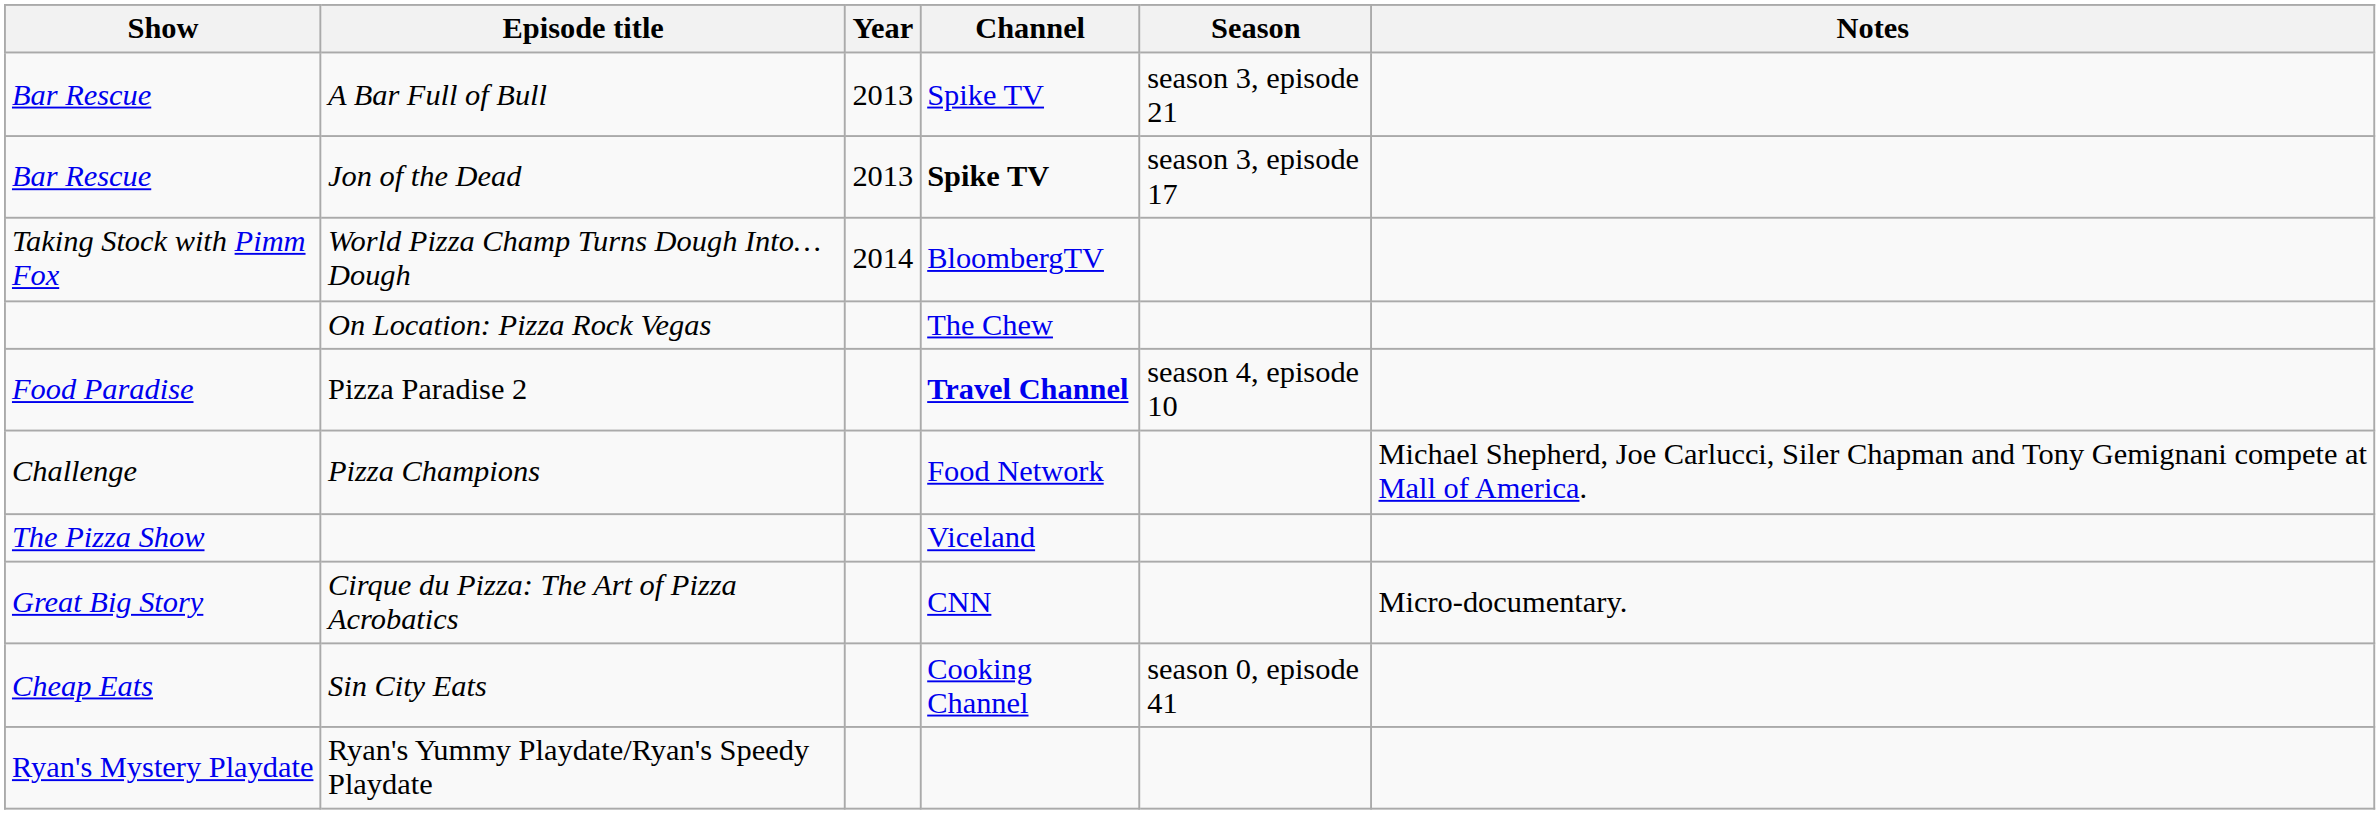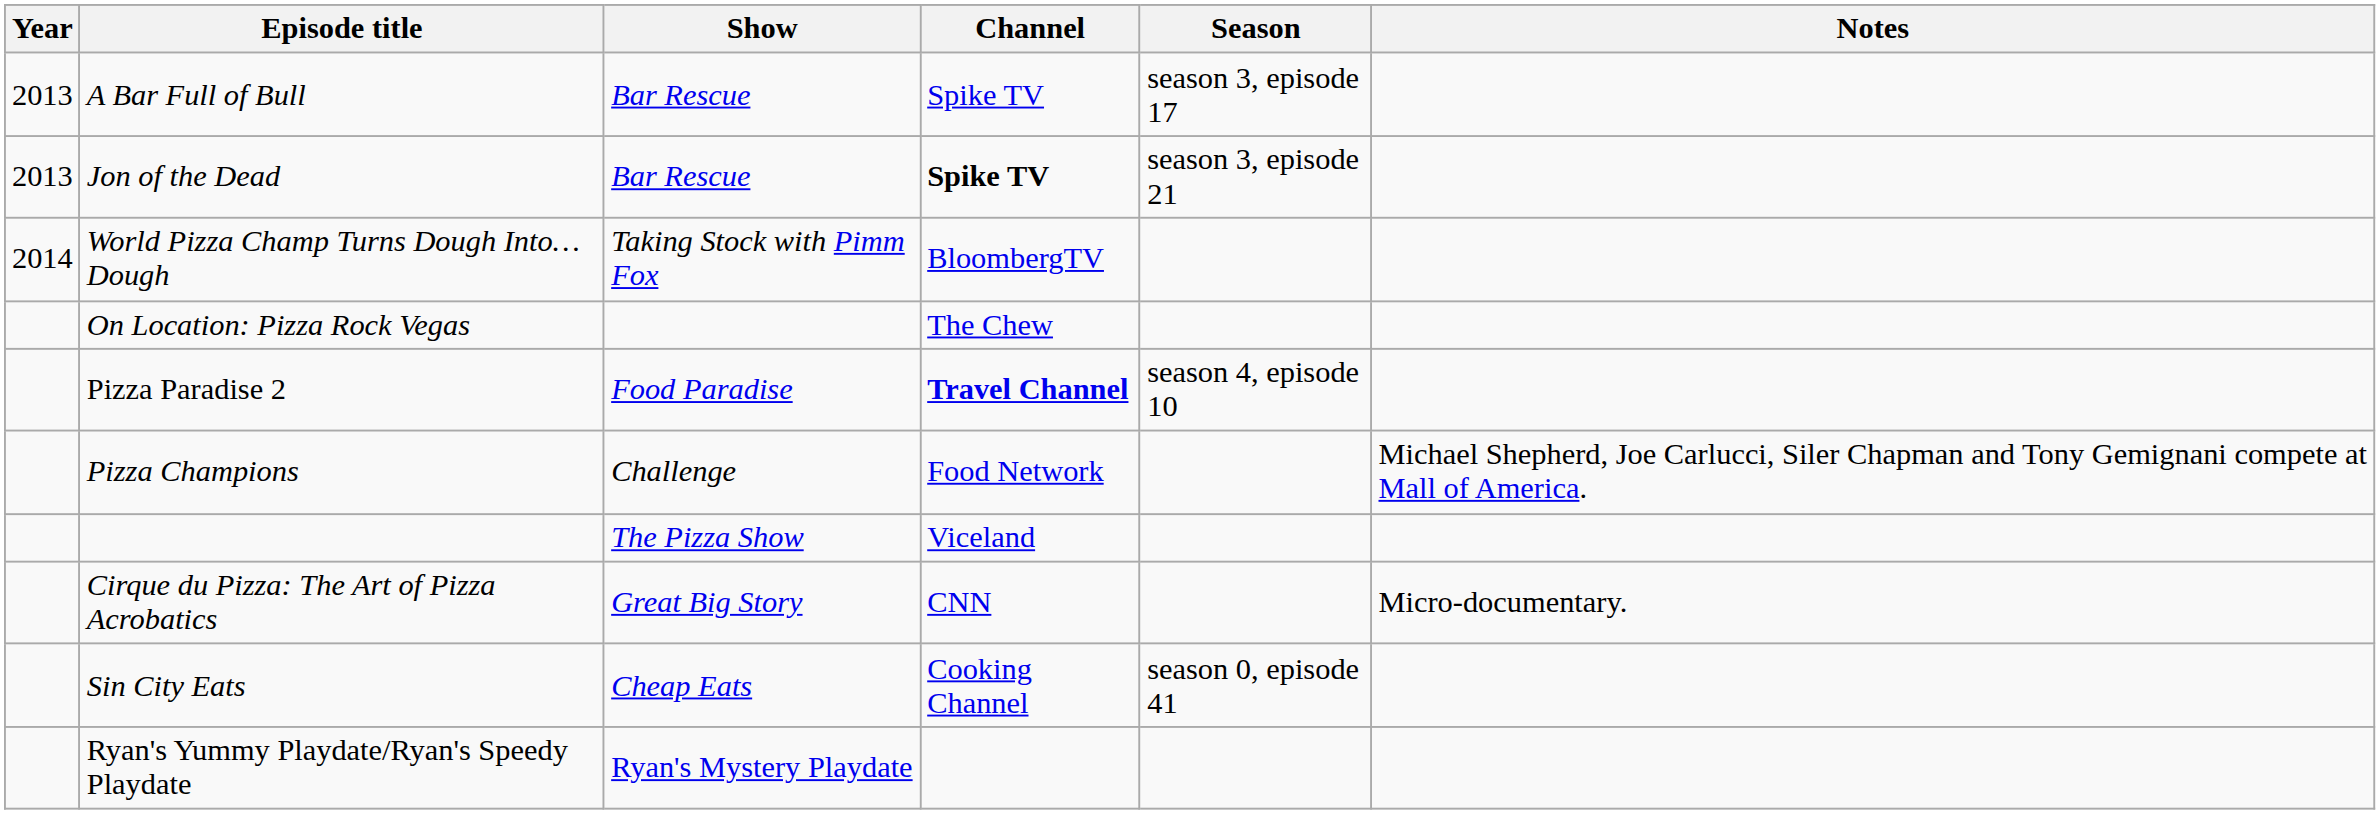columns swapped: (883, 28) <-> (163, 28)
(1253, 93) season 3, episode 21 -> (1253, 93) season 3, episode 17
(1253, 176) season 3, episode 17 -> (1253, 176) season 3, episode 21
